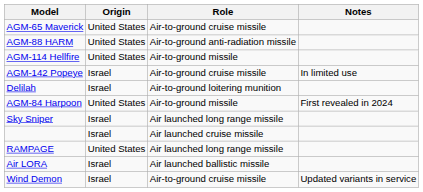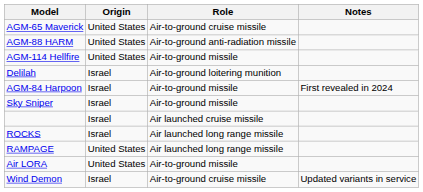- row: (45, 73)
(117, 103) United States -> (99, 88) Israel
(217, 118) Air launched long range missile -> (194, 103) Air-to-ground missile
+ row: (24, 133)
(99, 164) Israel -> (117, 164) United States
(210, 164) Air launched ballistic missile -> (194, 164) Air-to-ground missile
